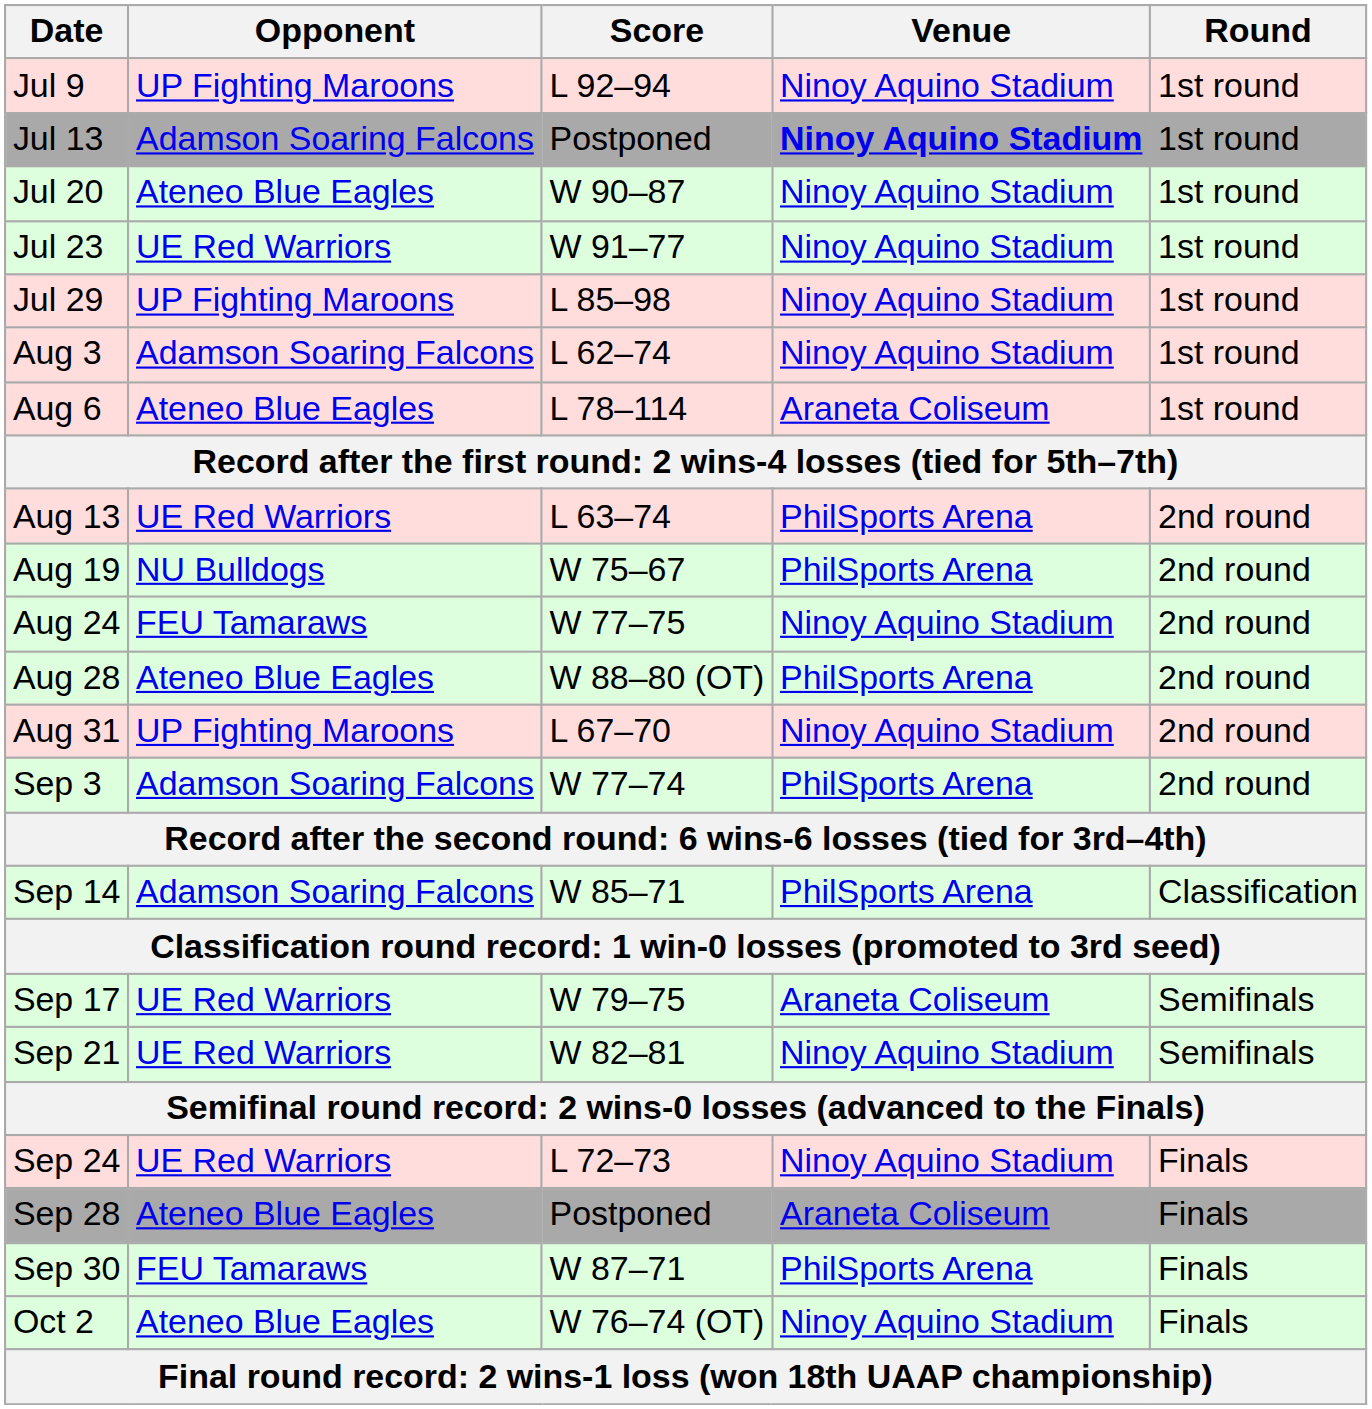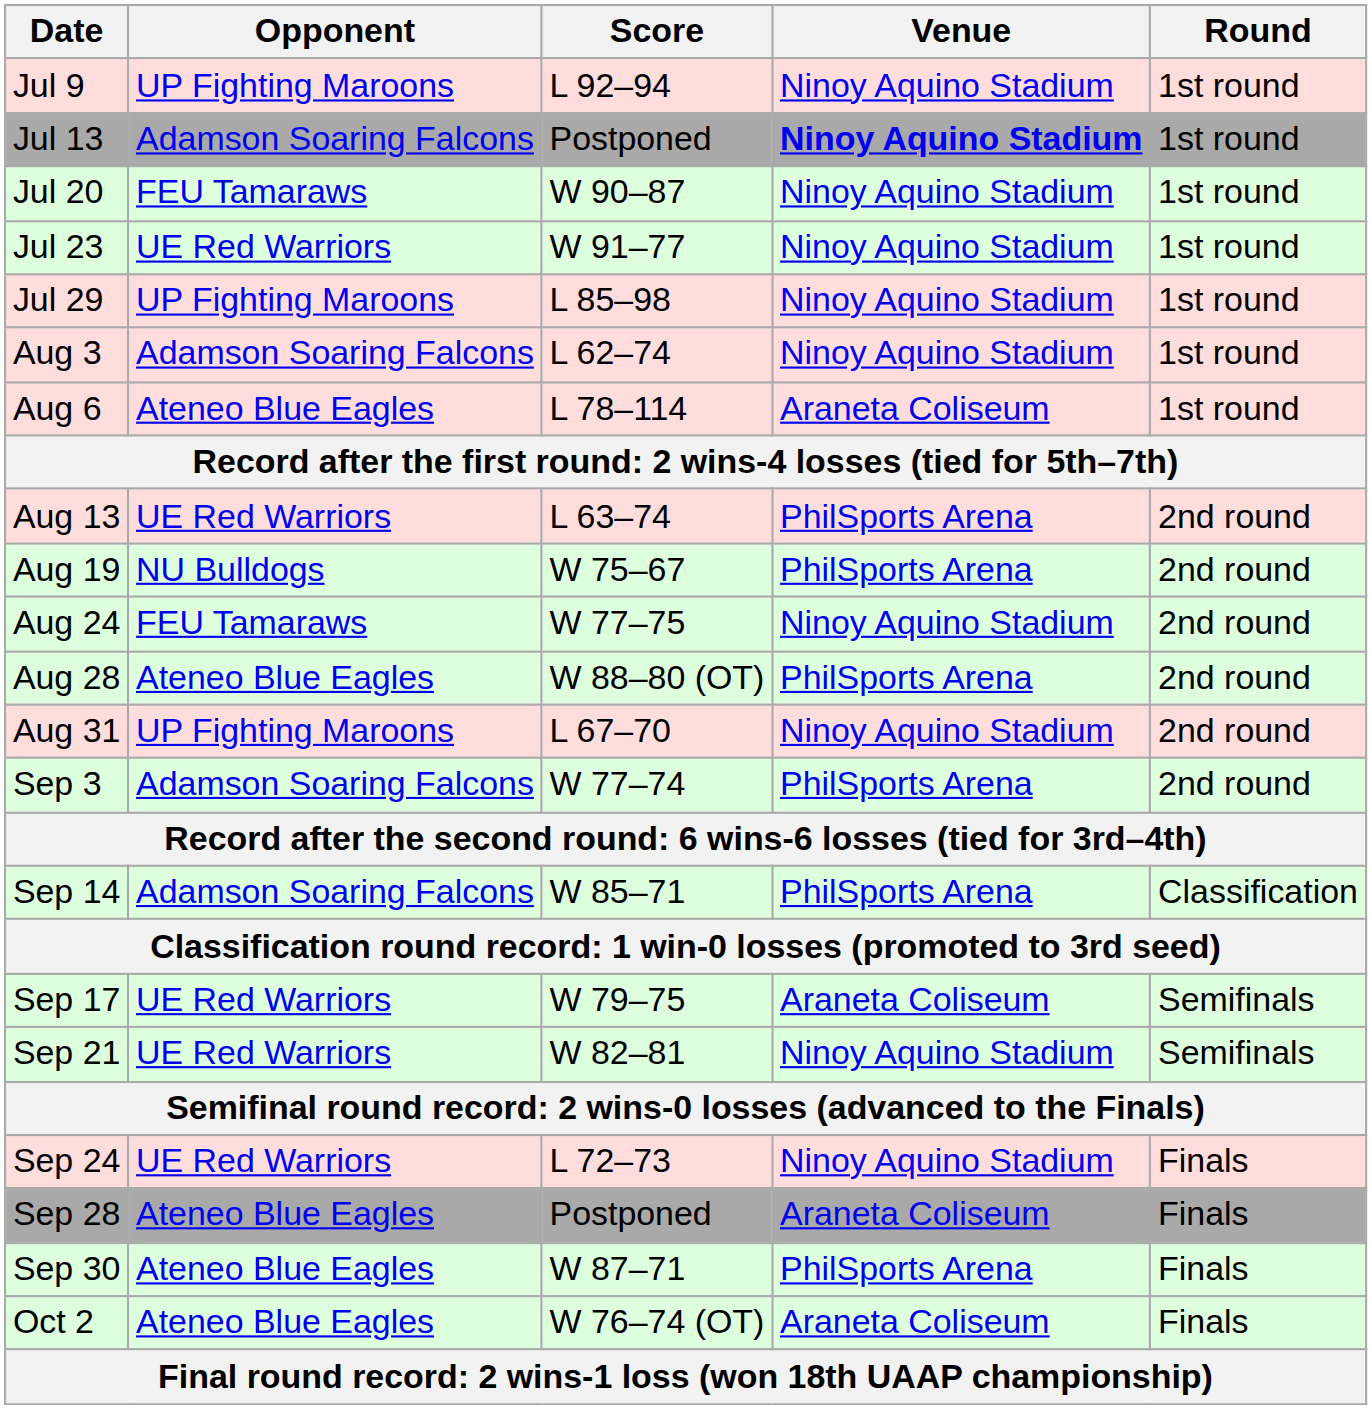(285, 192) Ateneo Blue Eagles -> (252, 192) FEU Tamaraws
(252, 1268) FEU Tamaraws -> (285, 1268) Ateneo Blue Eagles
(947, 1322) Ninoy Aquino Stadium -> (915, 1322) Araneta Coliseum
